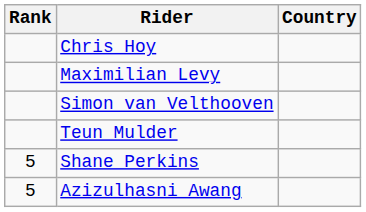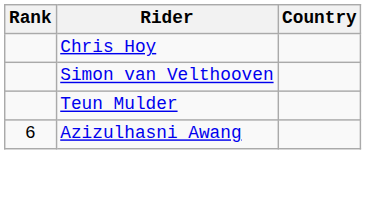- row: (140, 77)
- row: (130, 163)
(30, 192) 5 -> (30, 134) 6
